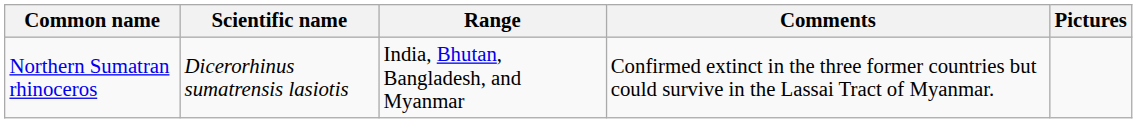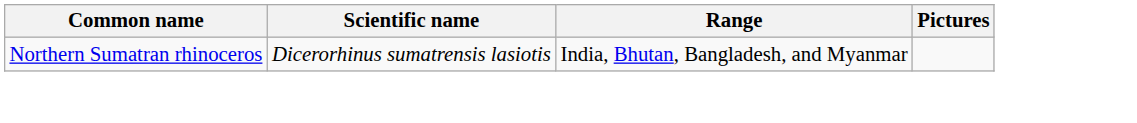- column: (828, 20)
